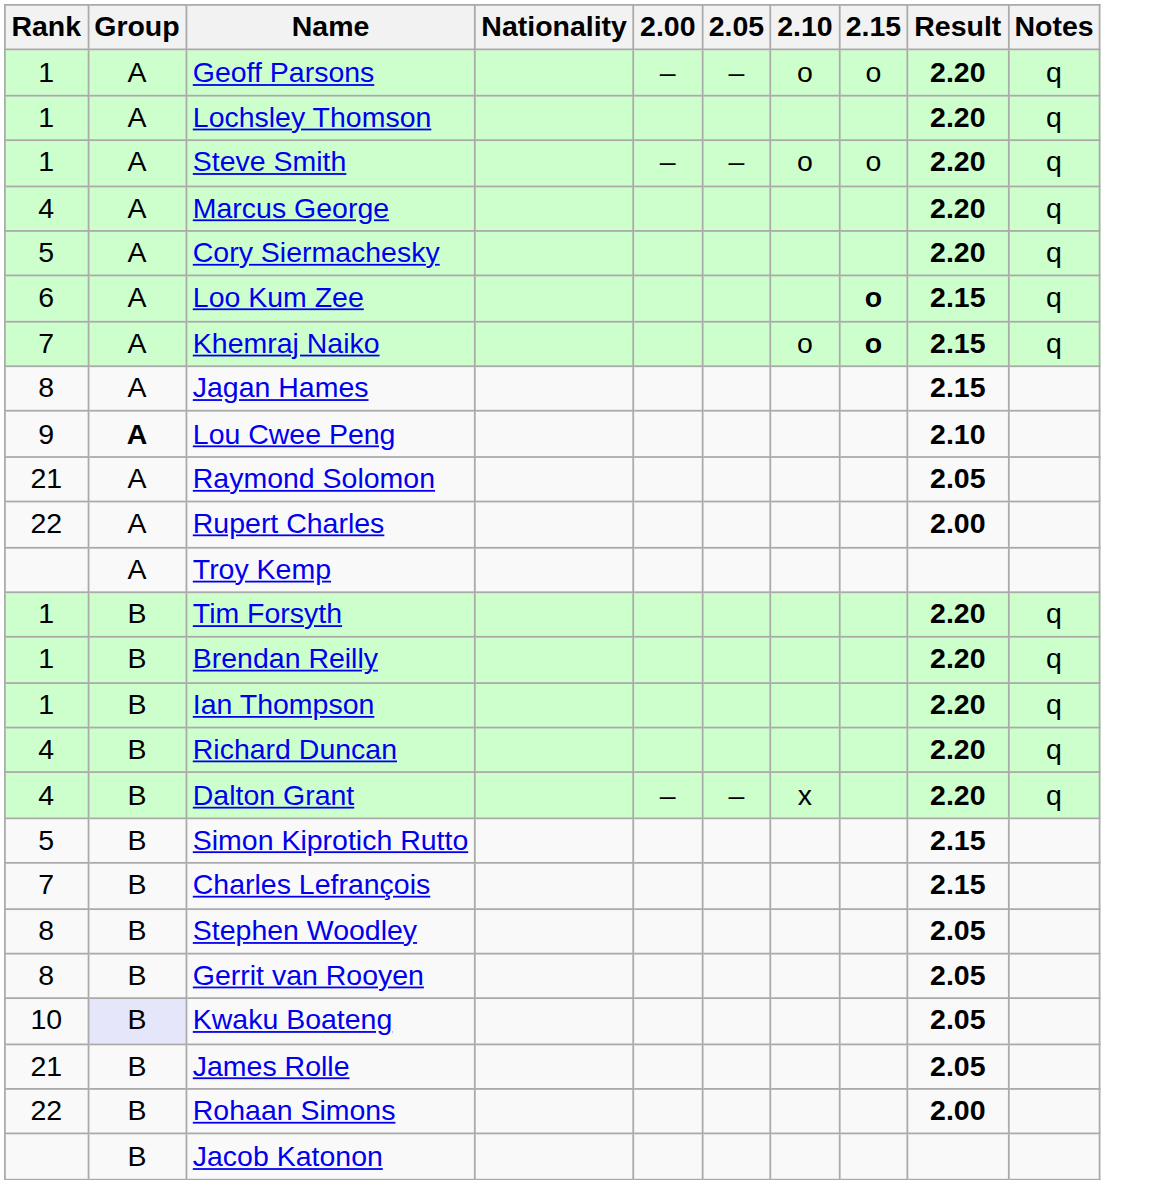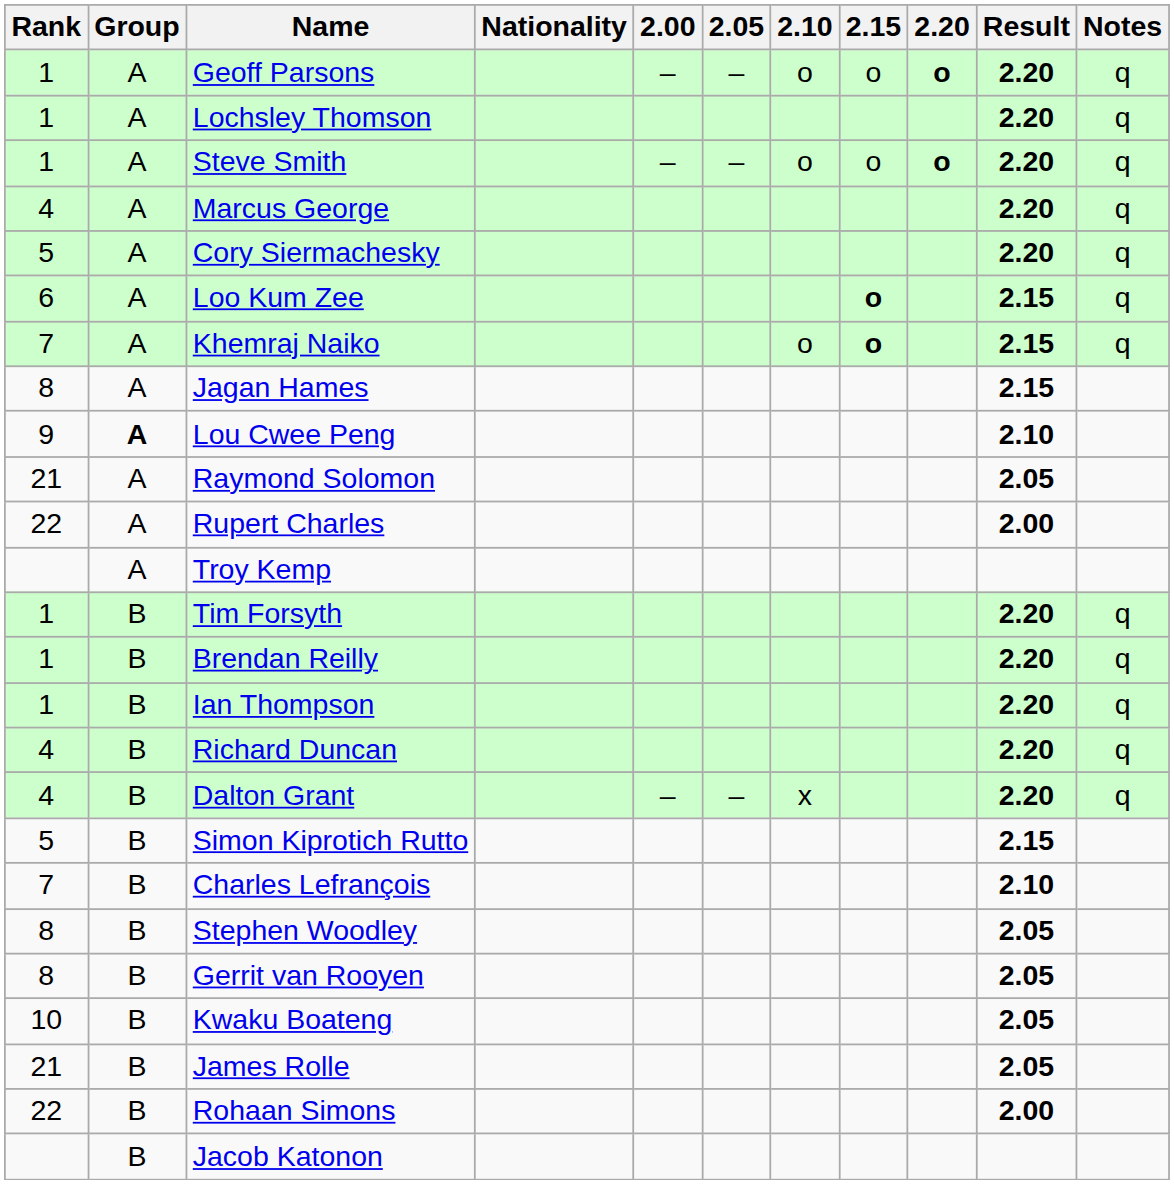+ column: (942, 27)
(958, 885) 2.15 -> (1026, 885) 2.10
(137, 1020) lavender background -> (137, 1020) no background
